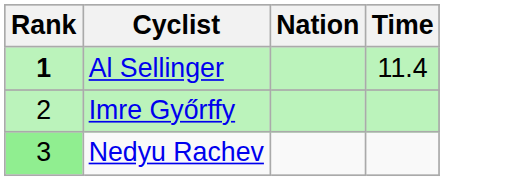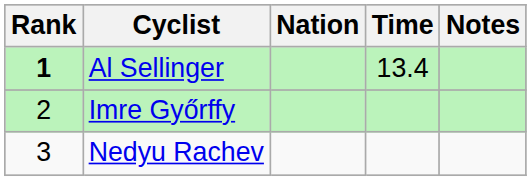+ column: (483, 25)
(403, 68) 11.4 -> (403, 68) 13.4
(44, 152) lightgreen background -> (44, 152) no background
